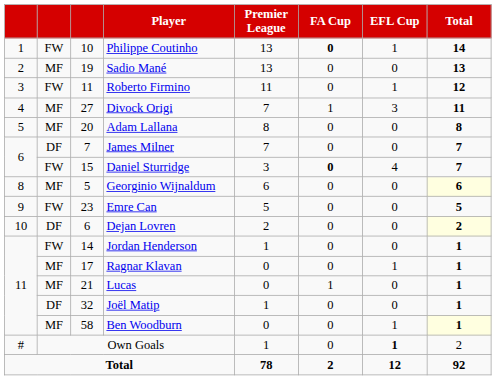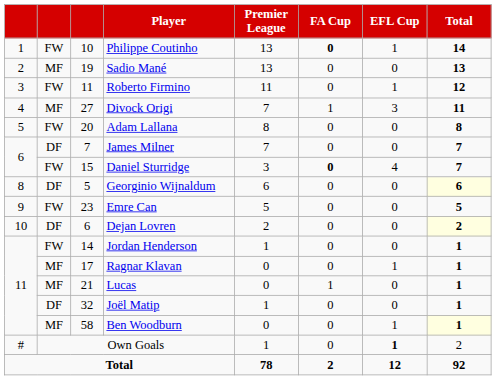(54, 127) MF -> (54, 127) FW
(54, 186) MF -> (54, 186) DF
